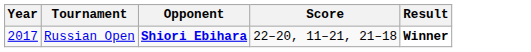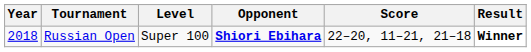+ column: (175, 15)
(23, 36) 2017 -> (23, 36) 2018
